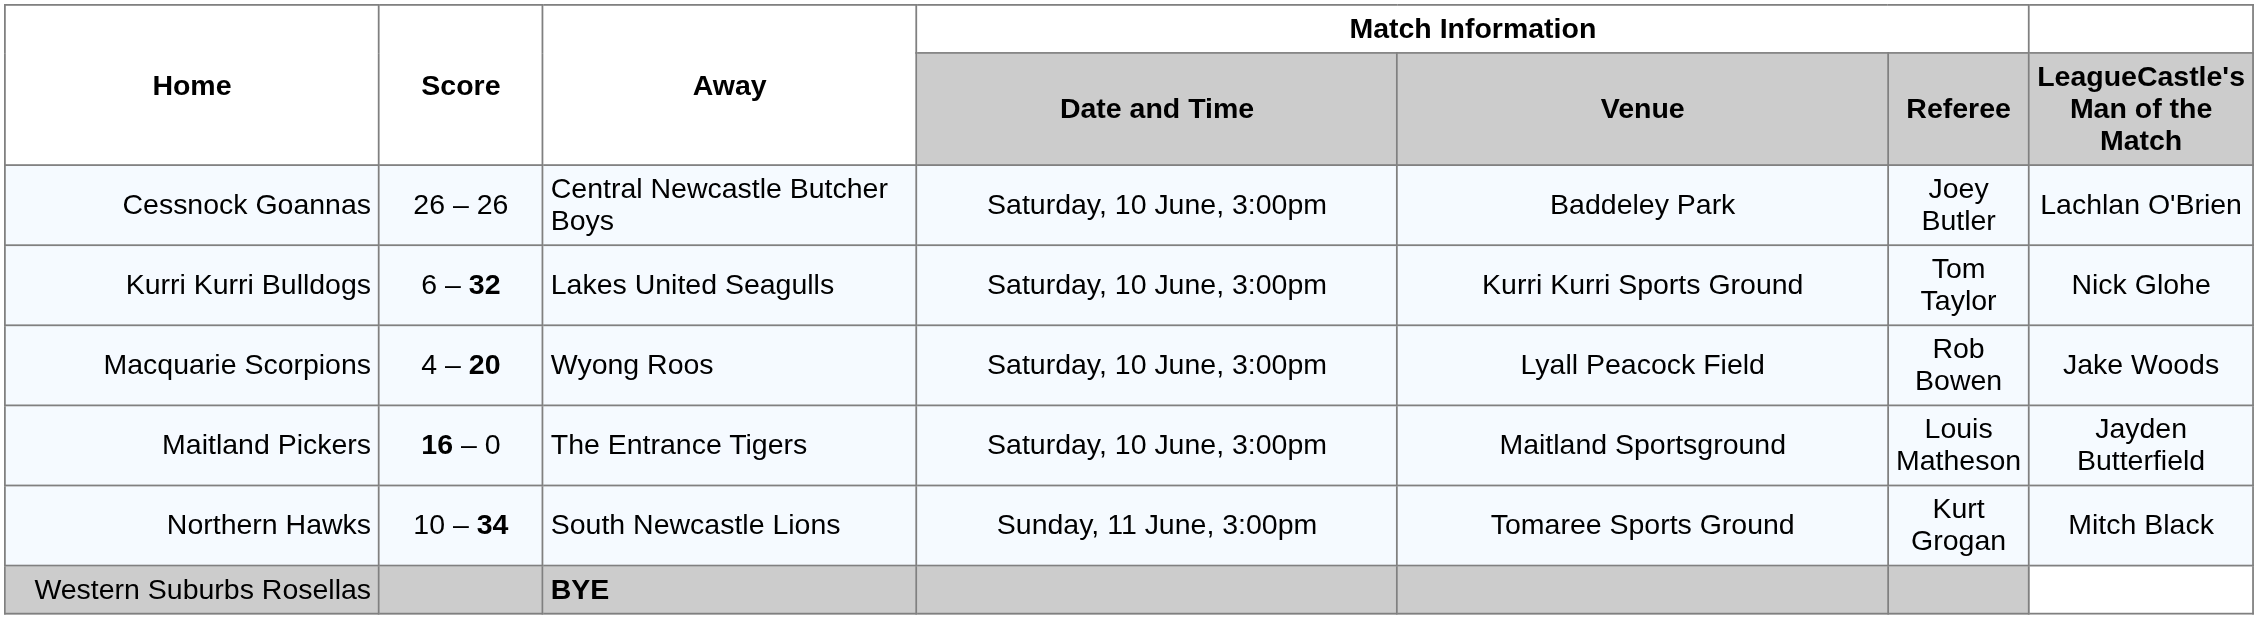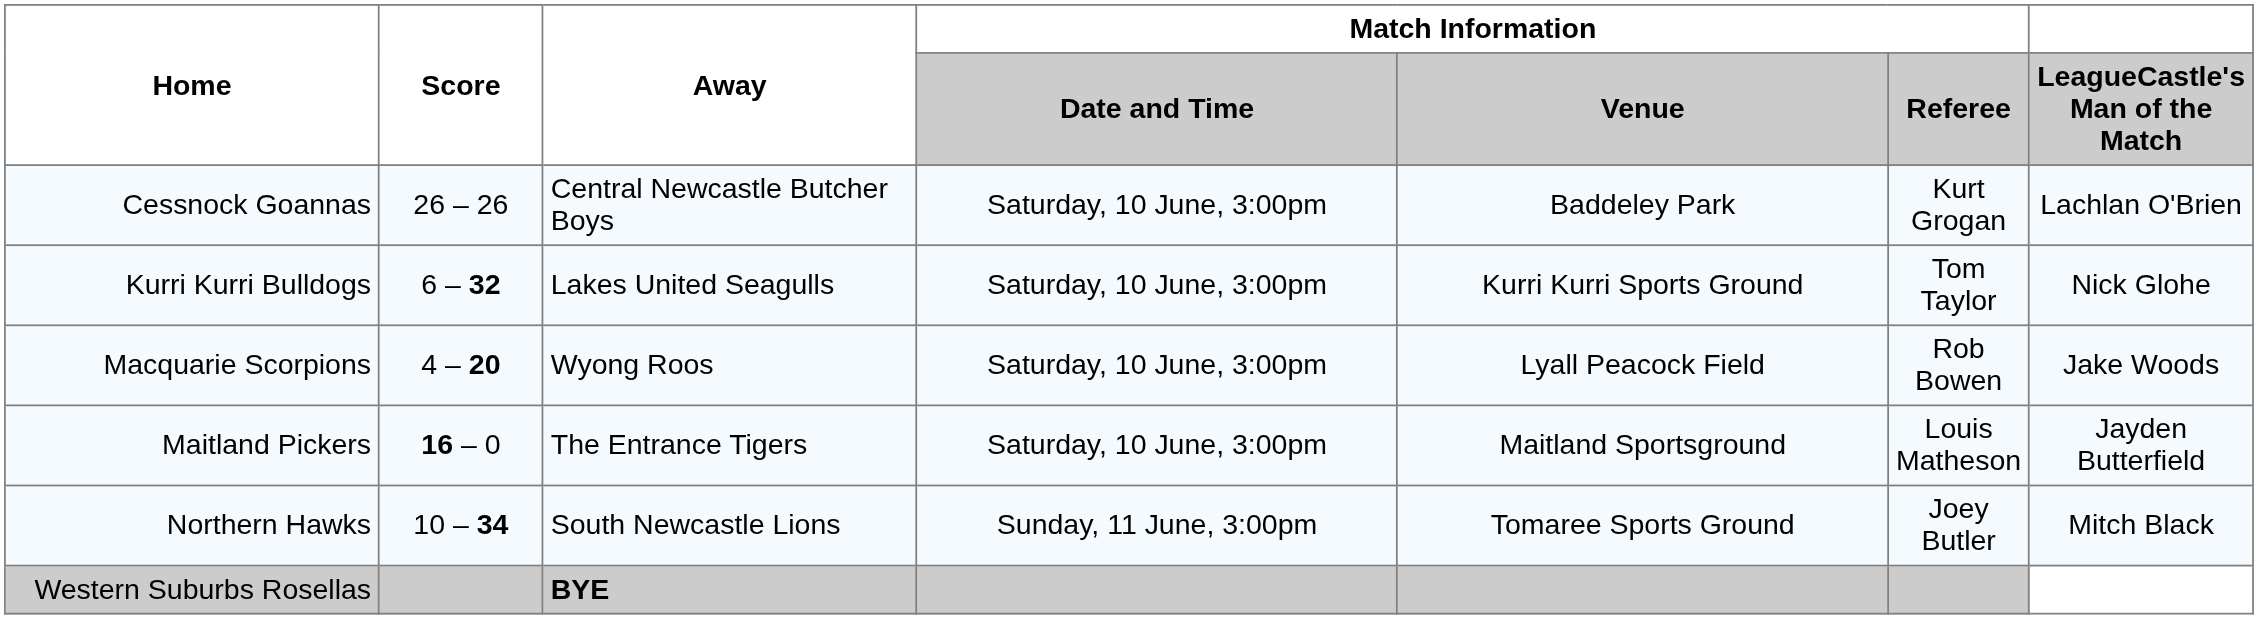(1959, 204) Joey Butler -> (1959, 204) Kurt Grogan
(1959, 525) Kurt Grogan -> (1959, 525) Joey Butler
